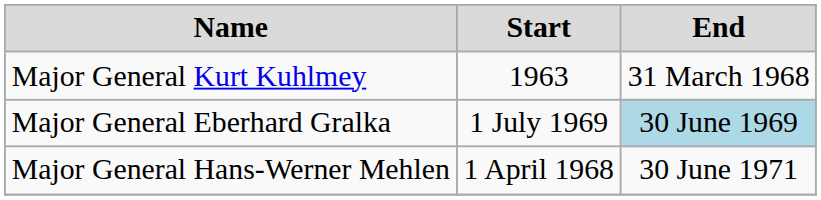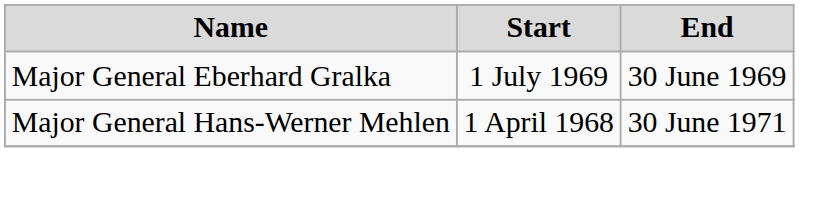- row: (189, 75)
(719, 122) lightblue background -> (707, 75) no background
